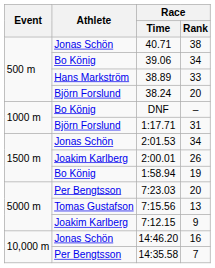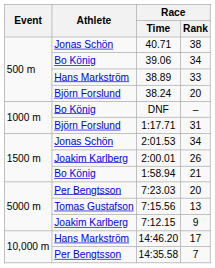(196, 174) 19 -> (196, 174) 21
(84, 239) Jonas Schön -> (92, 239) Hans Markström
(196, 239) 16 -> (196, 239) 17
